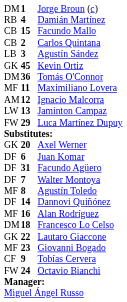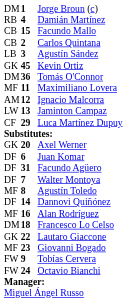(11, 122) FW -> (10, 122) CF
(10, 259) CF -> (11, 259) FW
